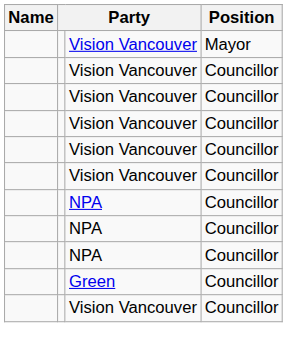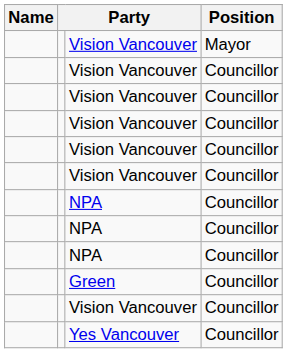+ row: (124, 334)
